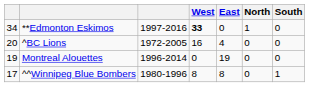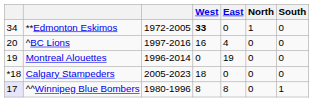(164, 27) 1997-2016 -> (167, 27) 1972-2005
(164, 43) 1972-2005 -> (167, 43) 1997-2016
+ row: (70, 74)
(12, 74) no background -> (12, 89) lavender background
